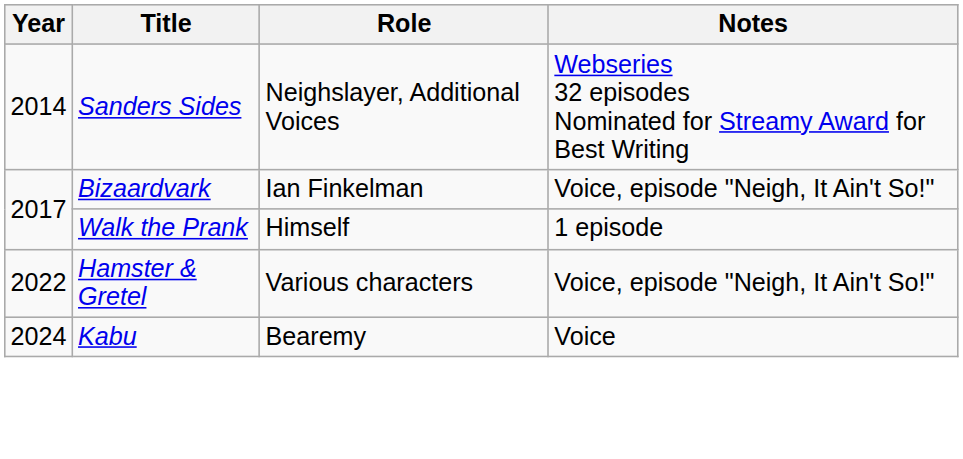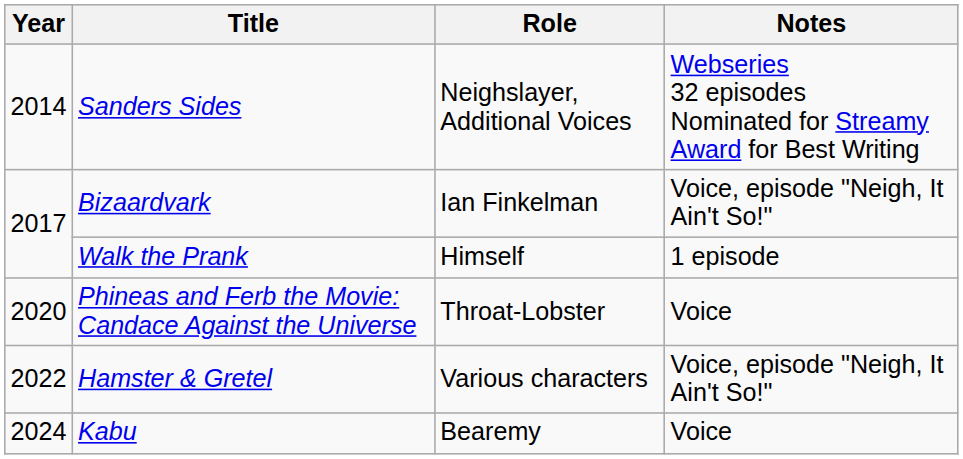+ row: (247, 310)
